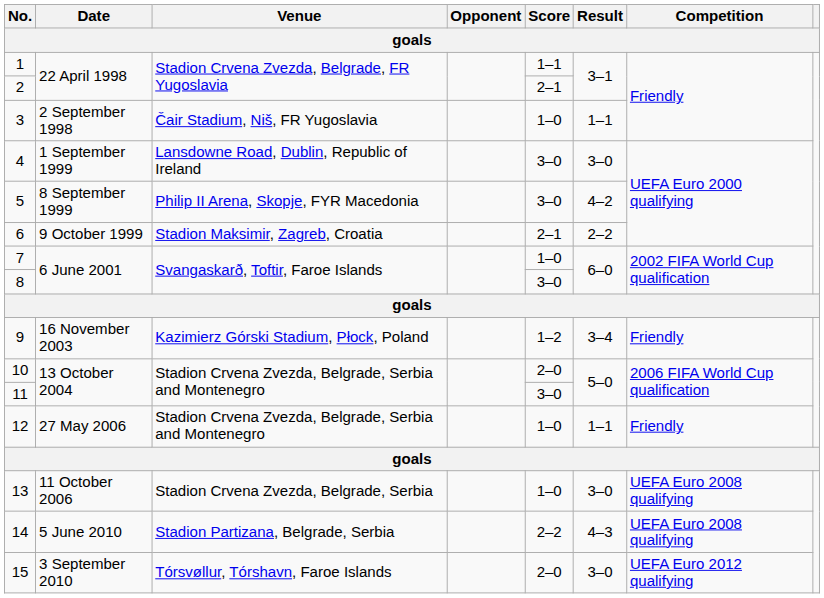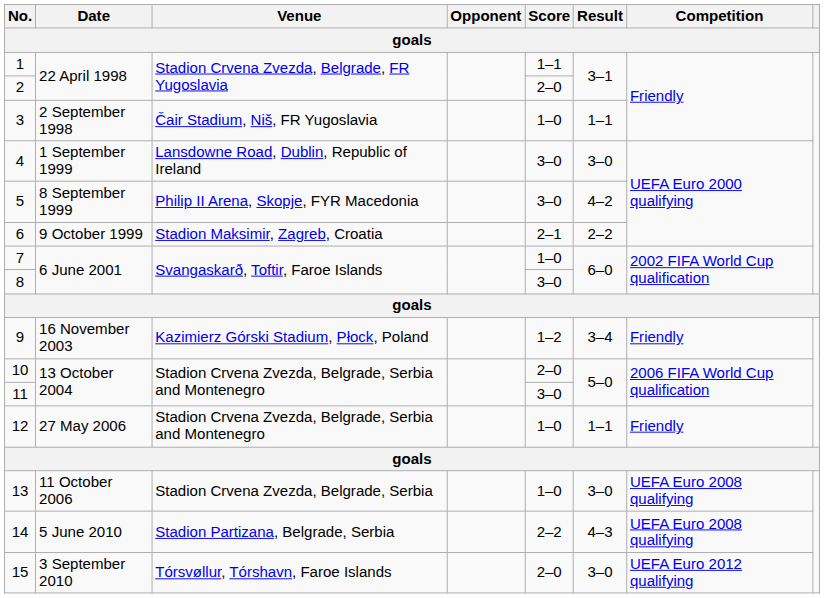(549, 87) 2–1 -> (549, 87) 2–0
